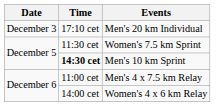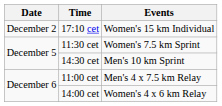+ row: (159, 28)
- row: (154, 28)
(81, 61) bold -> (80, 61) normal
